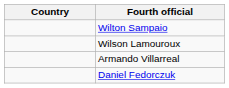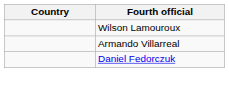- row: (133, 28)
